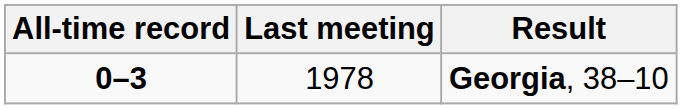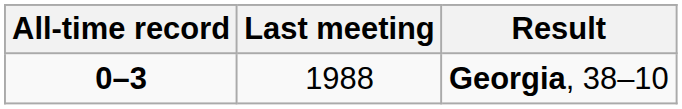(339, 77) 1978 -> (339, 77) 1988
